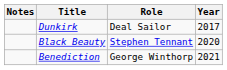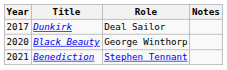columns swapped: (209, 12) <-> (20, 12)
(151, 42) Stephen Tennant -> (146, 42) George Winthorp
(151, 57) George Winthorp -> (146, 57) Stephen Tennant
